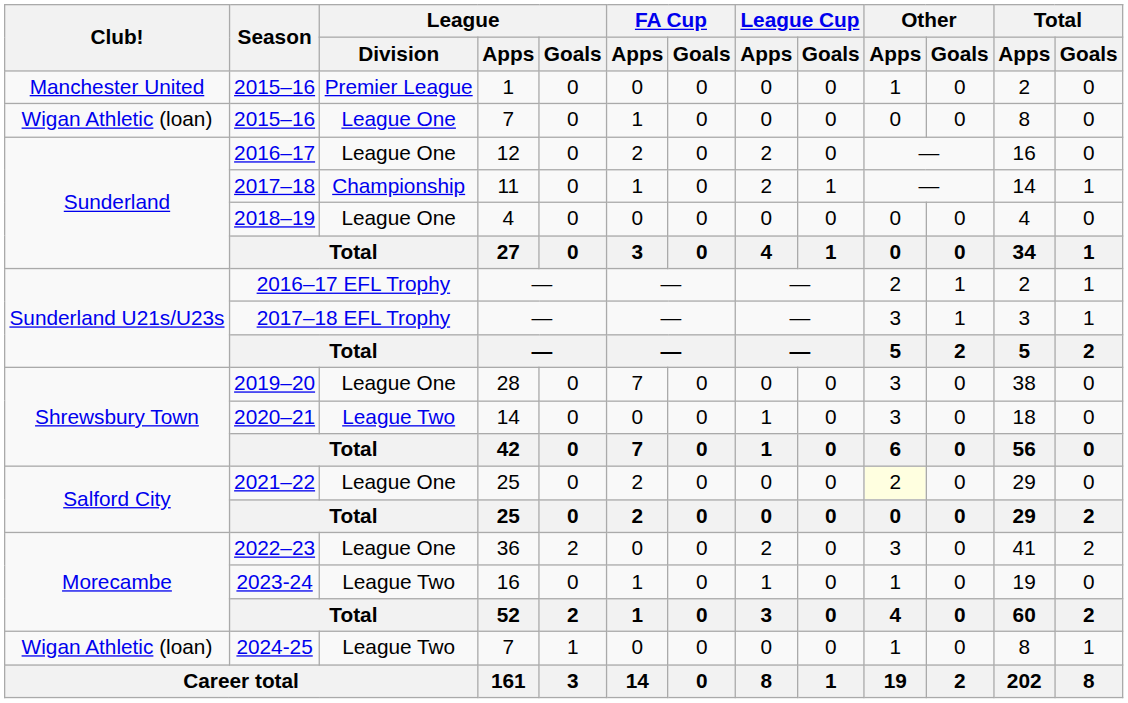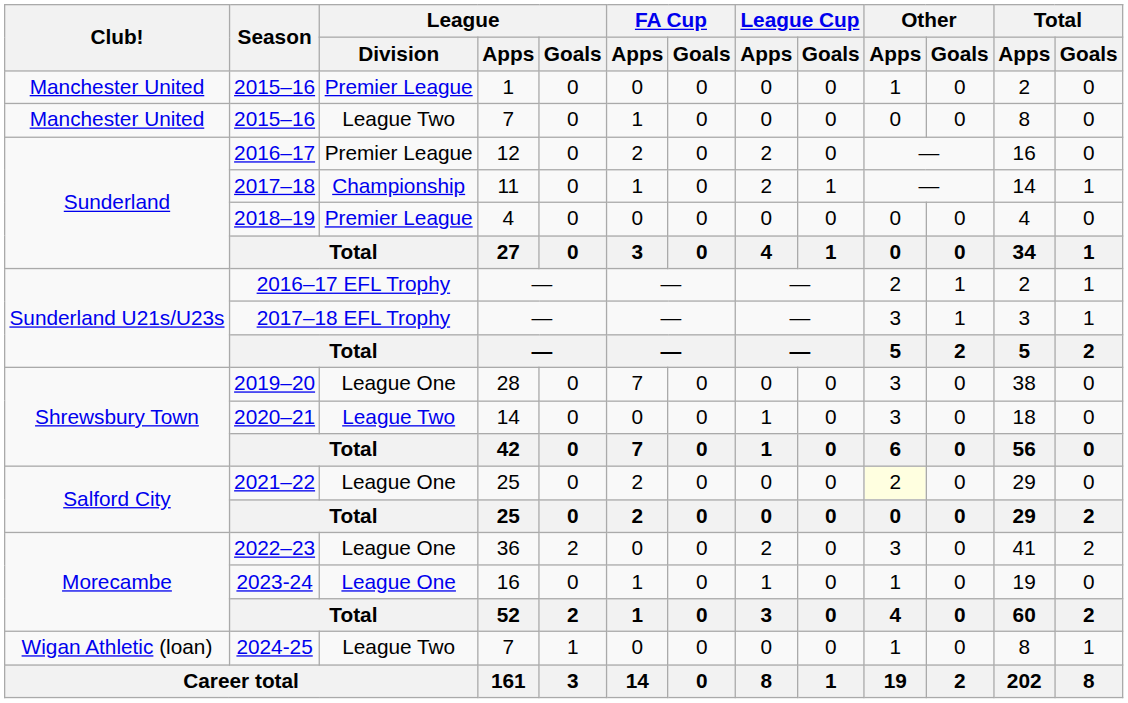(117, 119) Wigan Athletic (loan) -> (117, 119) Manchester United
(399, 119) League One -> (399, 119) League Two
(399, 152) League One -> (399, 152) Premier League
(399, 218) League One -> (399, 218) Premier League
(399, 581) League Two -> (399, 581) League One
